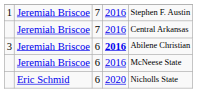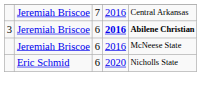- row: (9, 12)
(160, 46) normal -> (163, 29) bold
